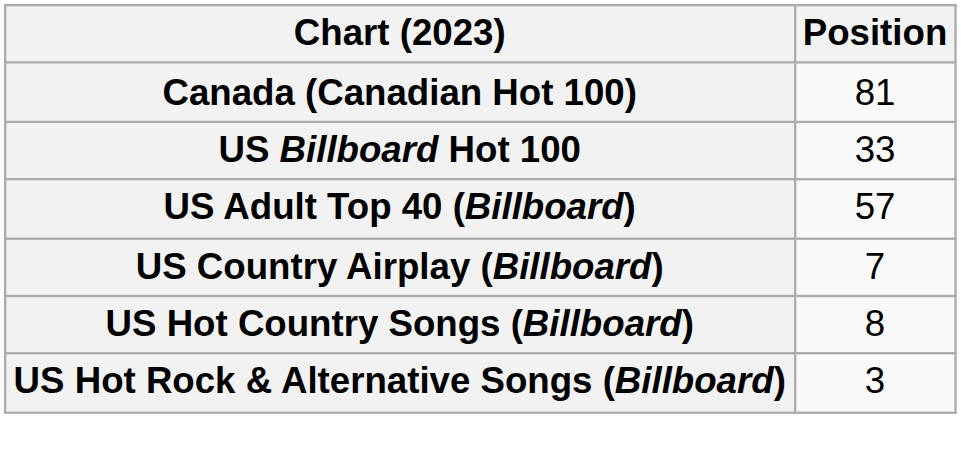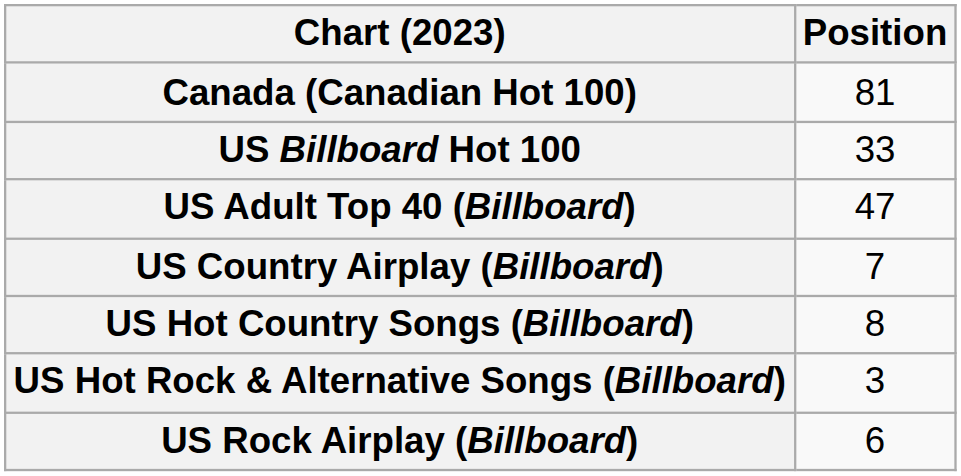(875, 207) 57 -> (875, 207) 47
+ row: (400, 440)
